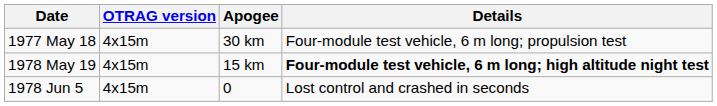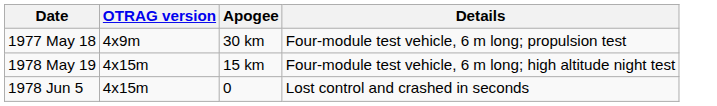(126, 40) 4x15m -> (121, 40) 4x9m
(497, 64) bold -> (481, 64) normal
